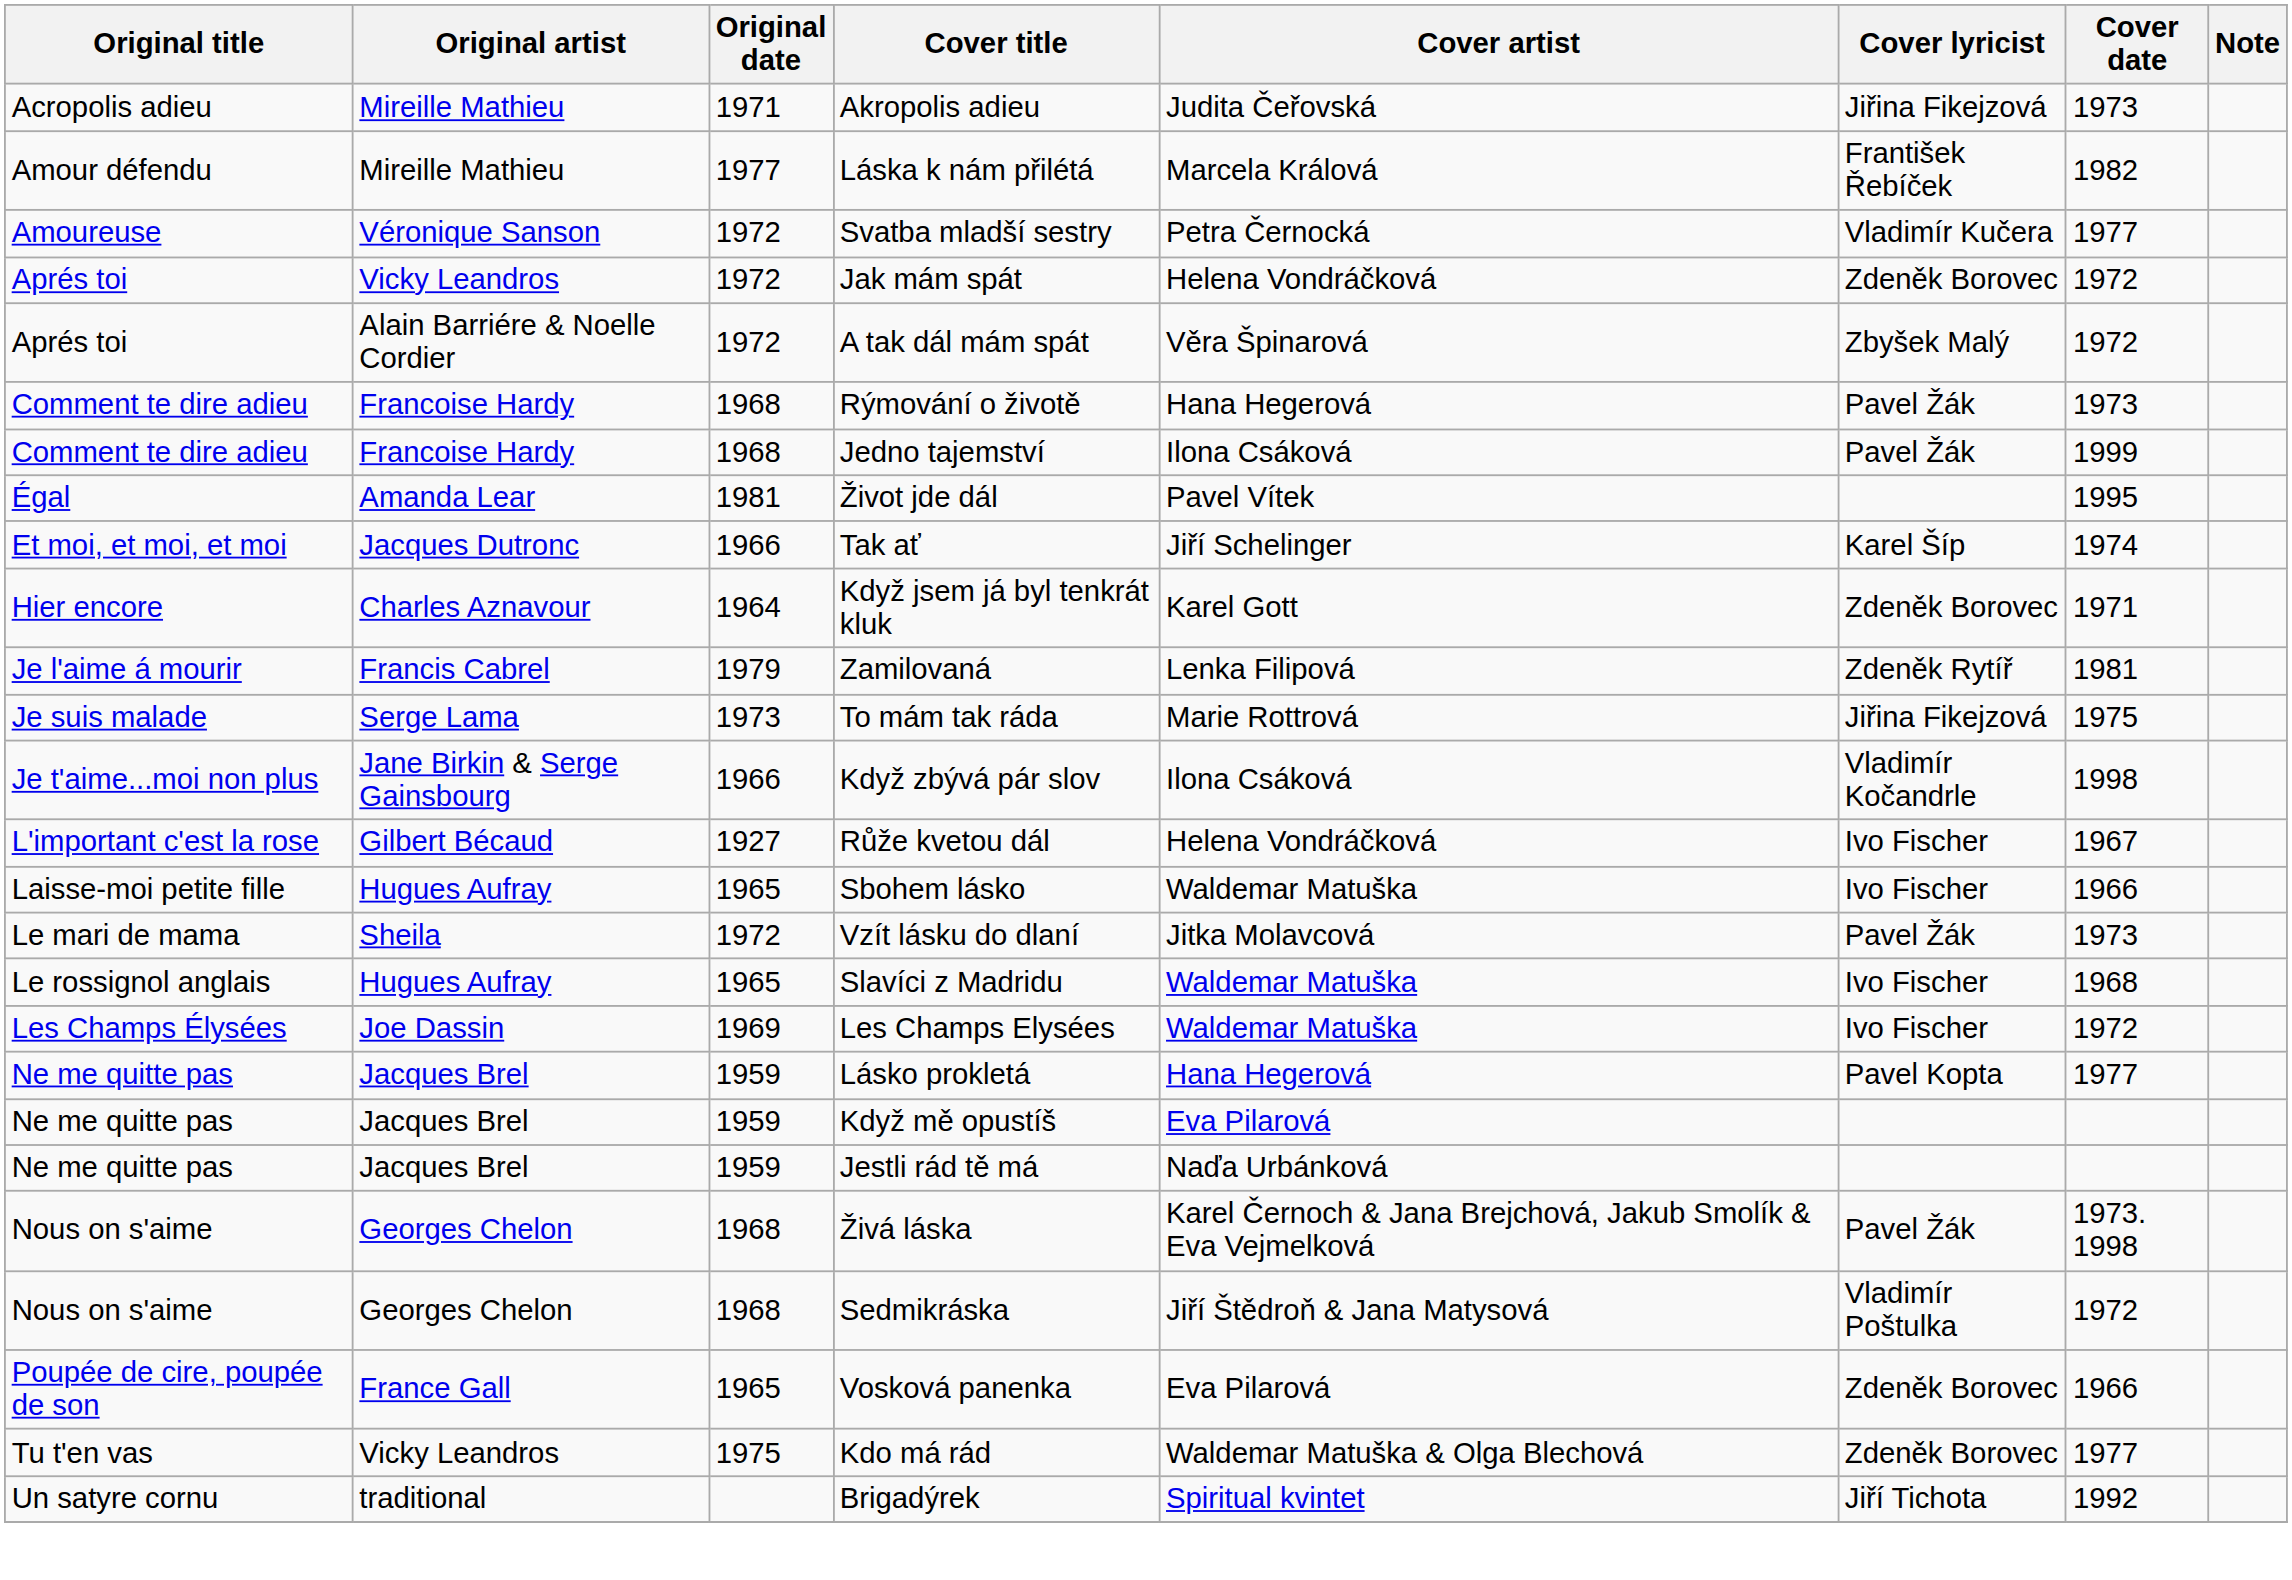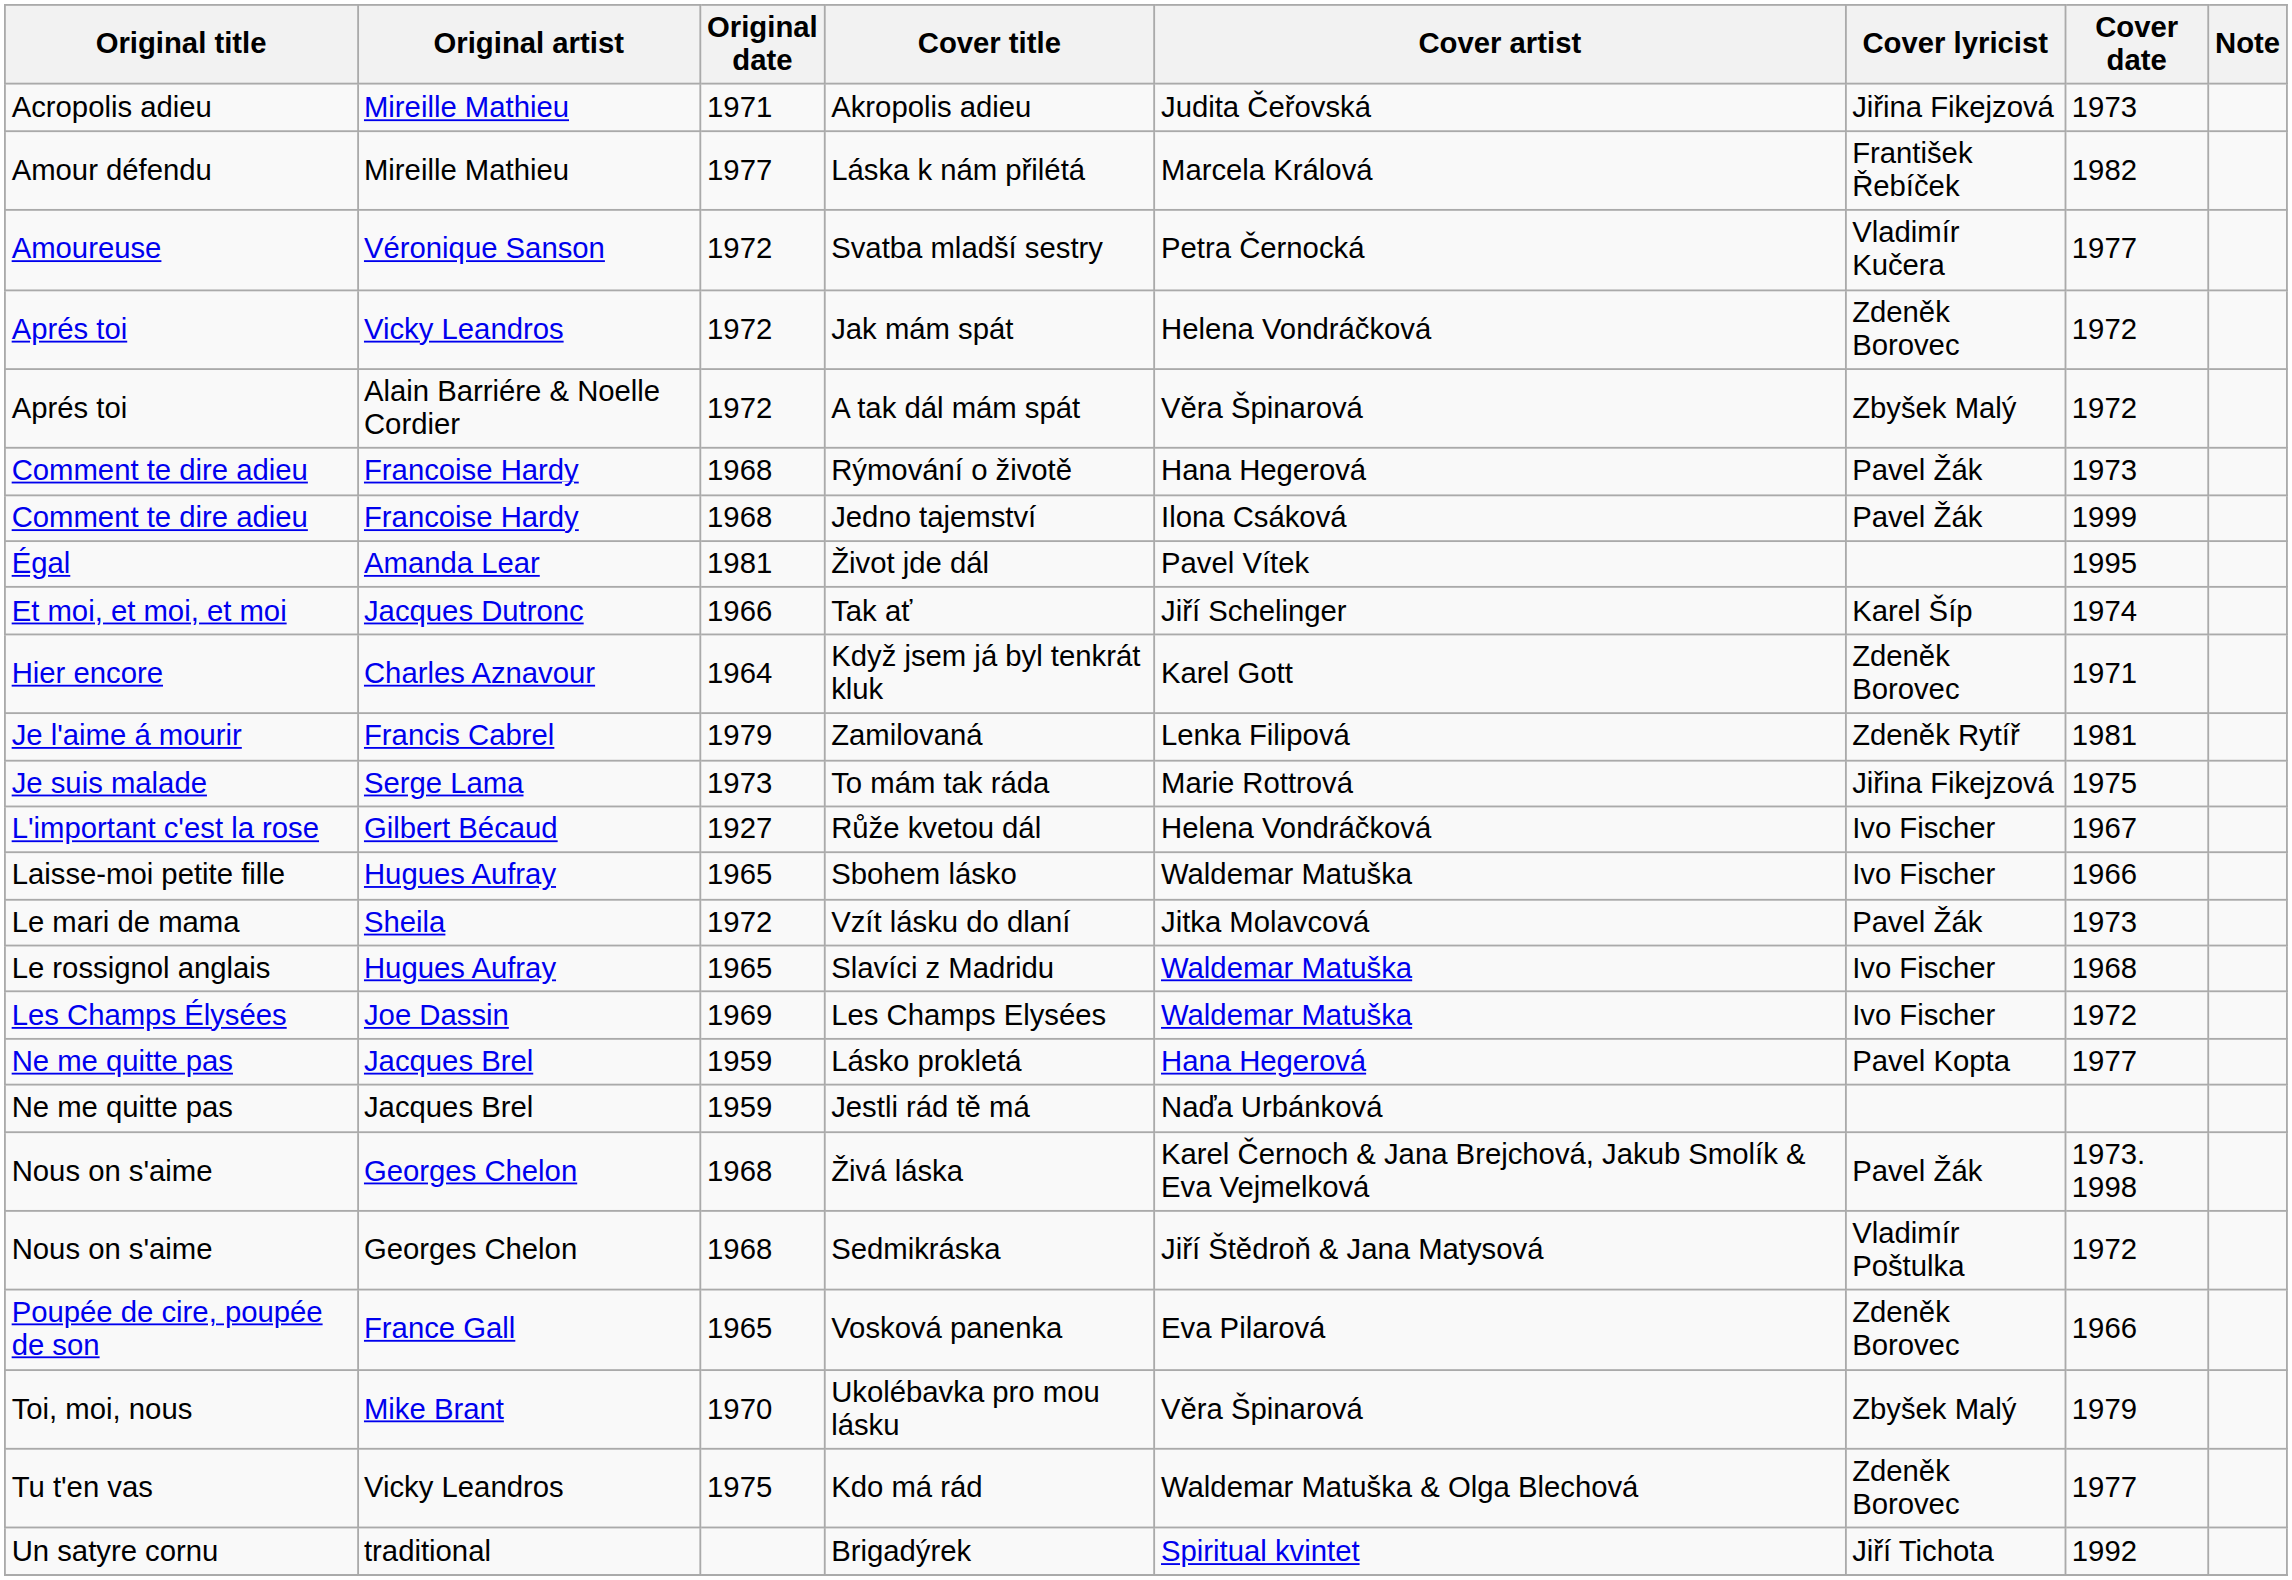- row: (970, 779)
- row: (948, 1121)
+ row: (965, 1408)
